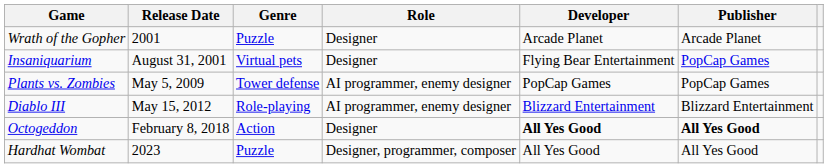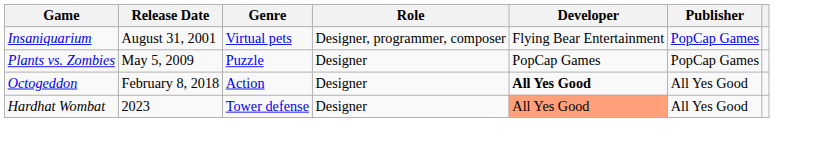- row: (66, 38)
(352, 60) Designer -> (411, 38) Designer, programmer, composer
(278, 83) Tower defense -> (245, 60) Puzzle
(418, 83) AI programmer, enemy designer -> (341, 60) Designer
- row: (36, 106)
(720, 128) bold -> (709, 83) normal
(255, 151) Puzzle -> (267, 106) Tower defense
(421, 151) Designer, programmer, composer -> (341, 106) Designer
(561, 151) no background -> (551, 106) lightsalmon background
